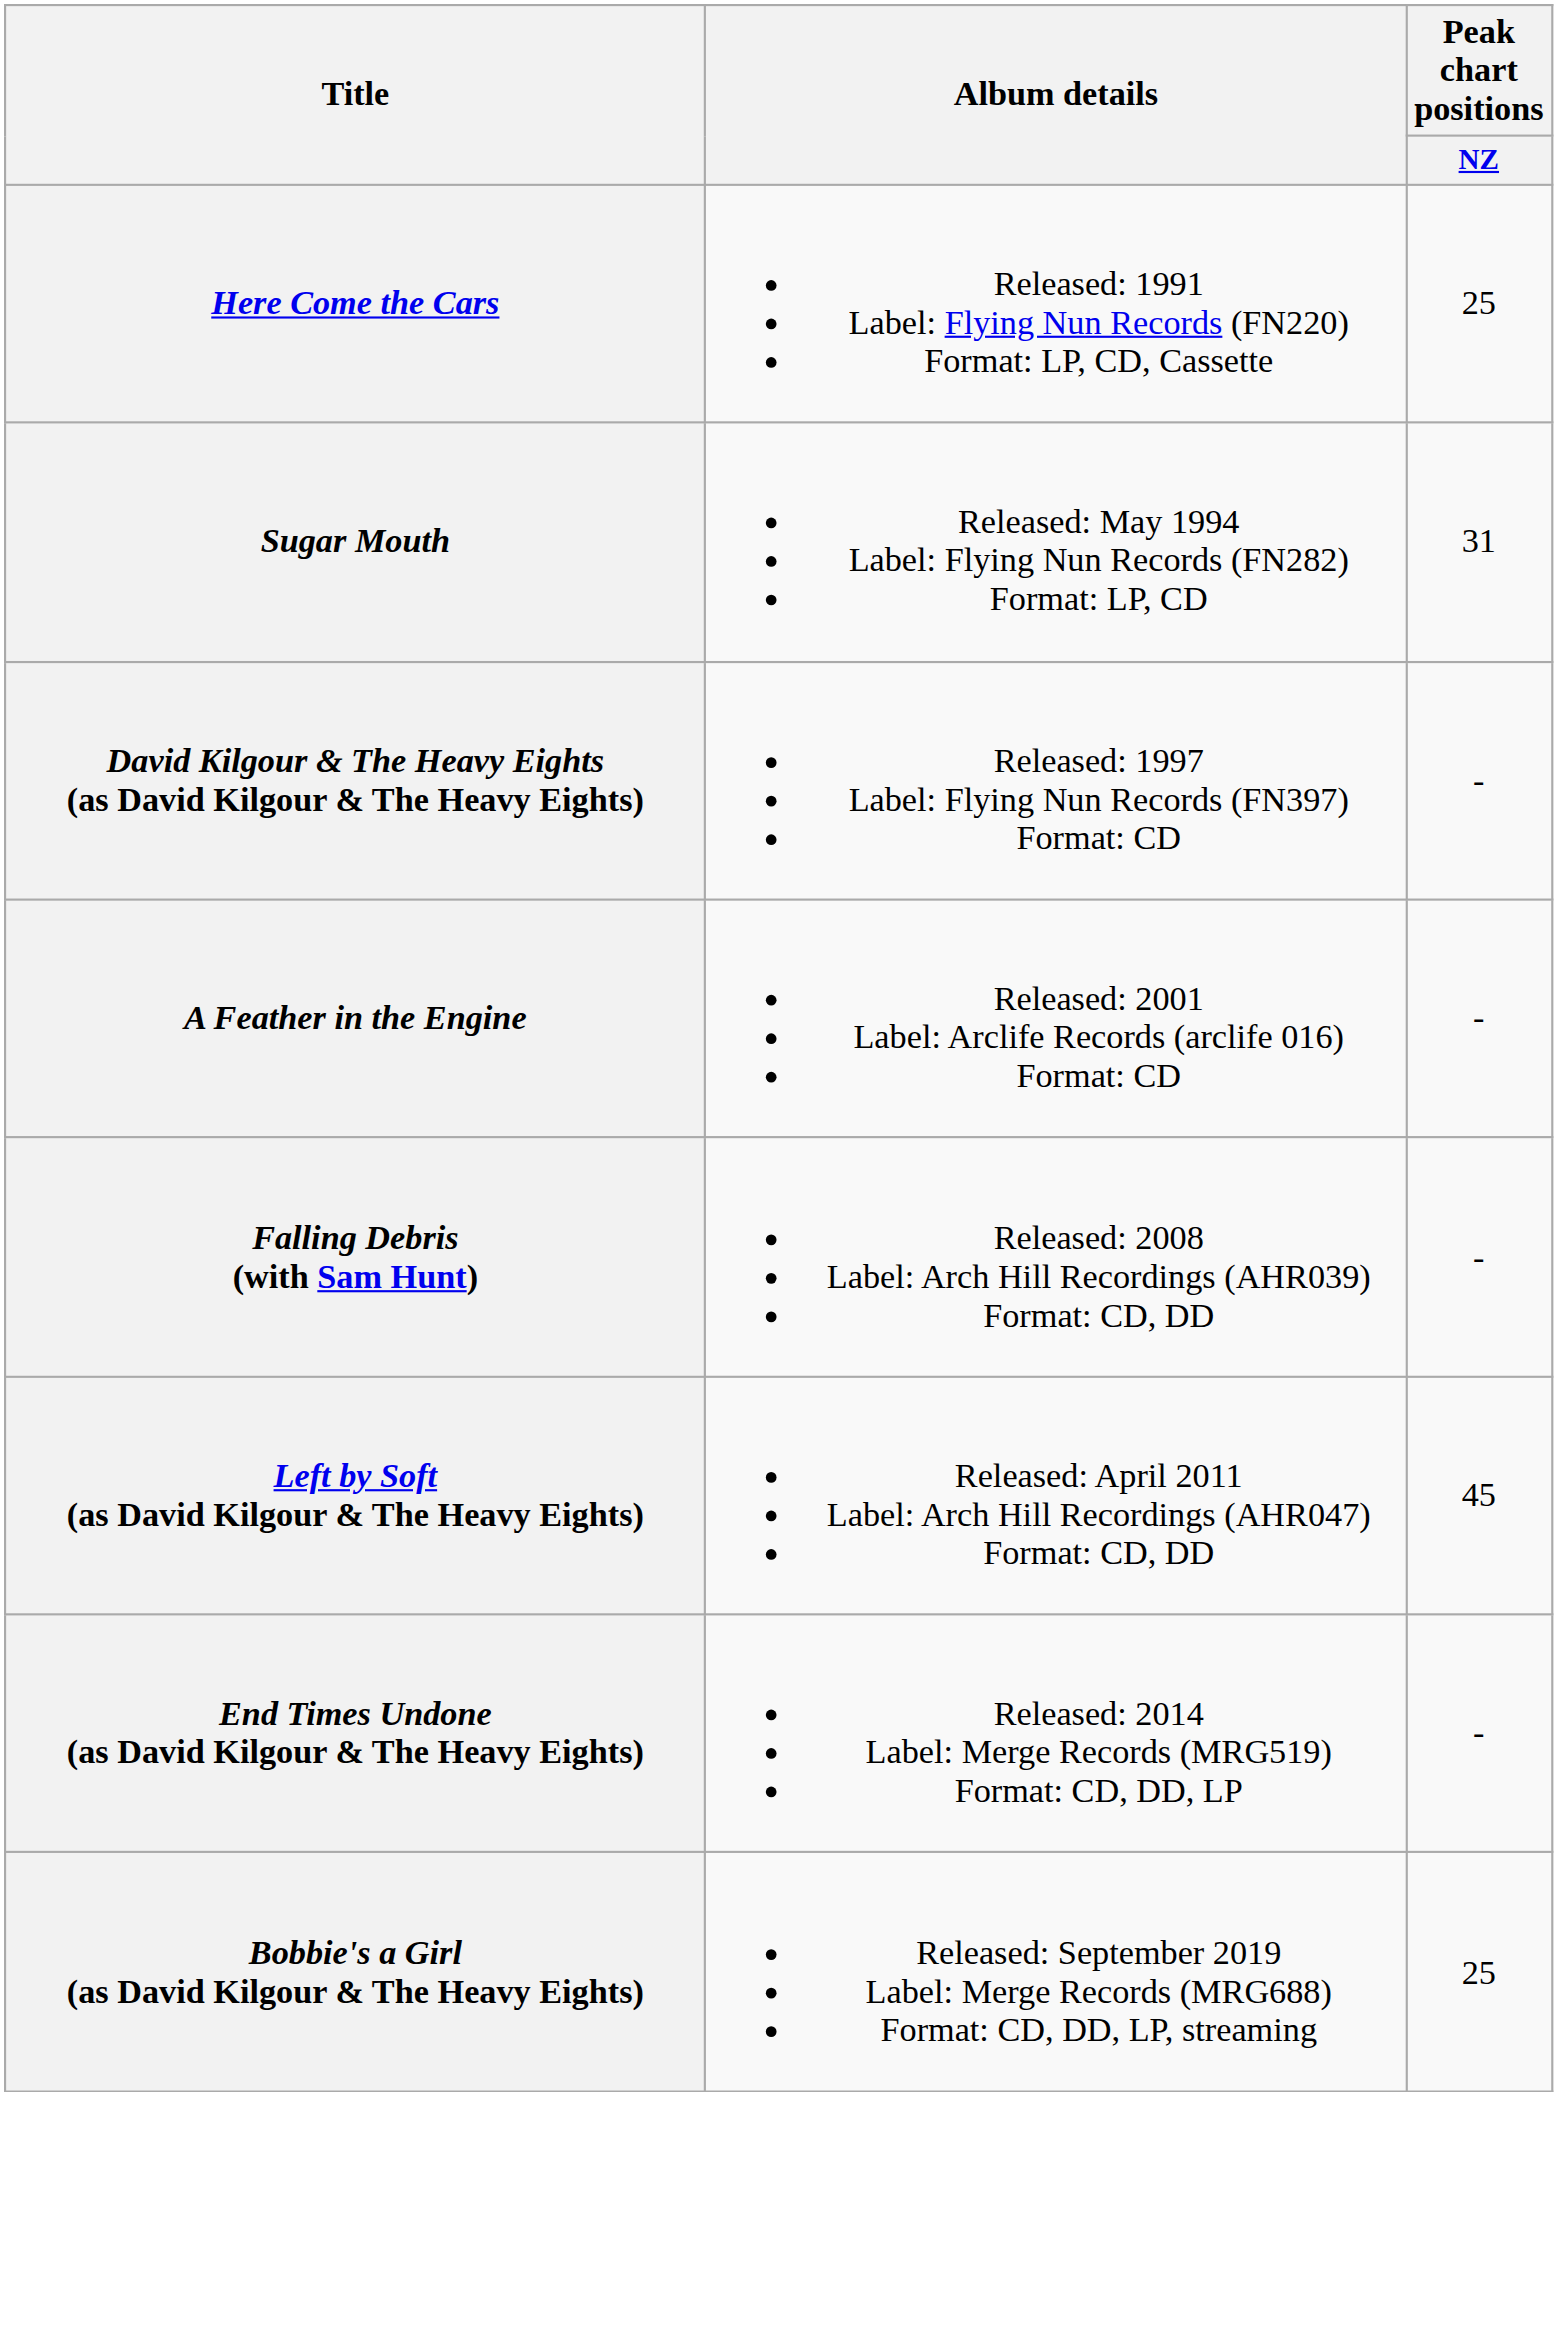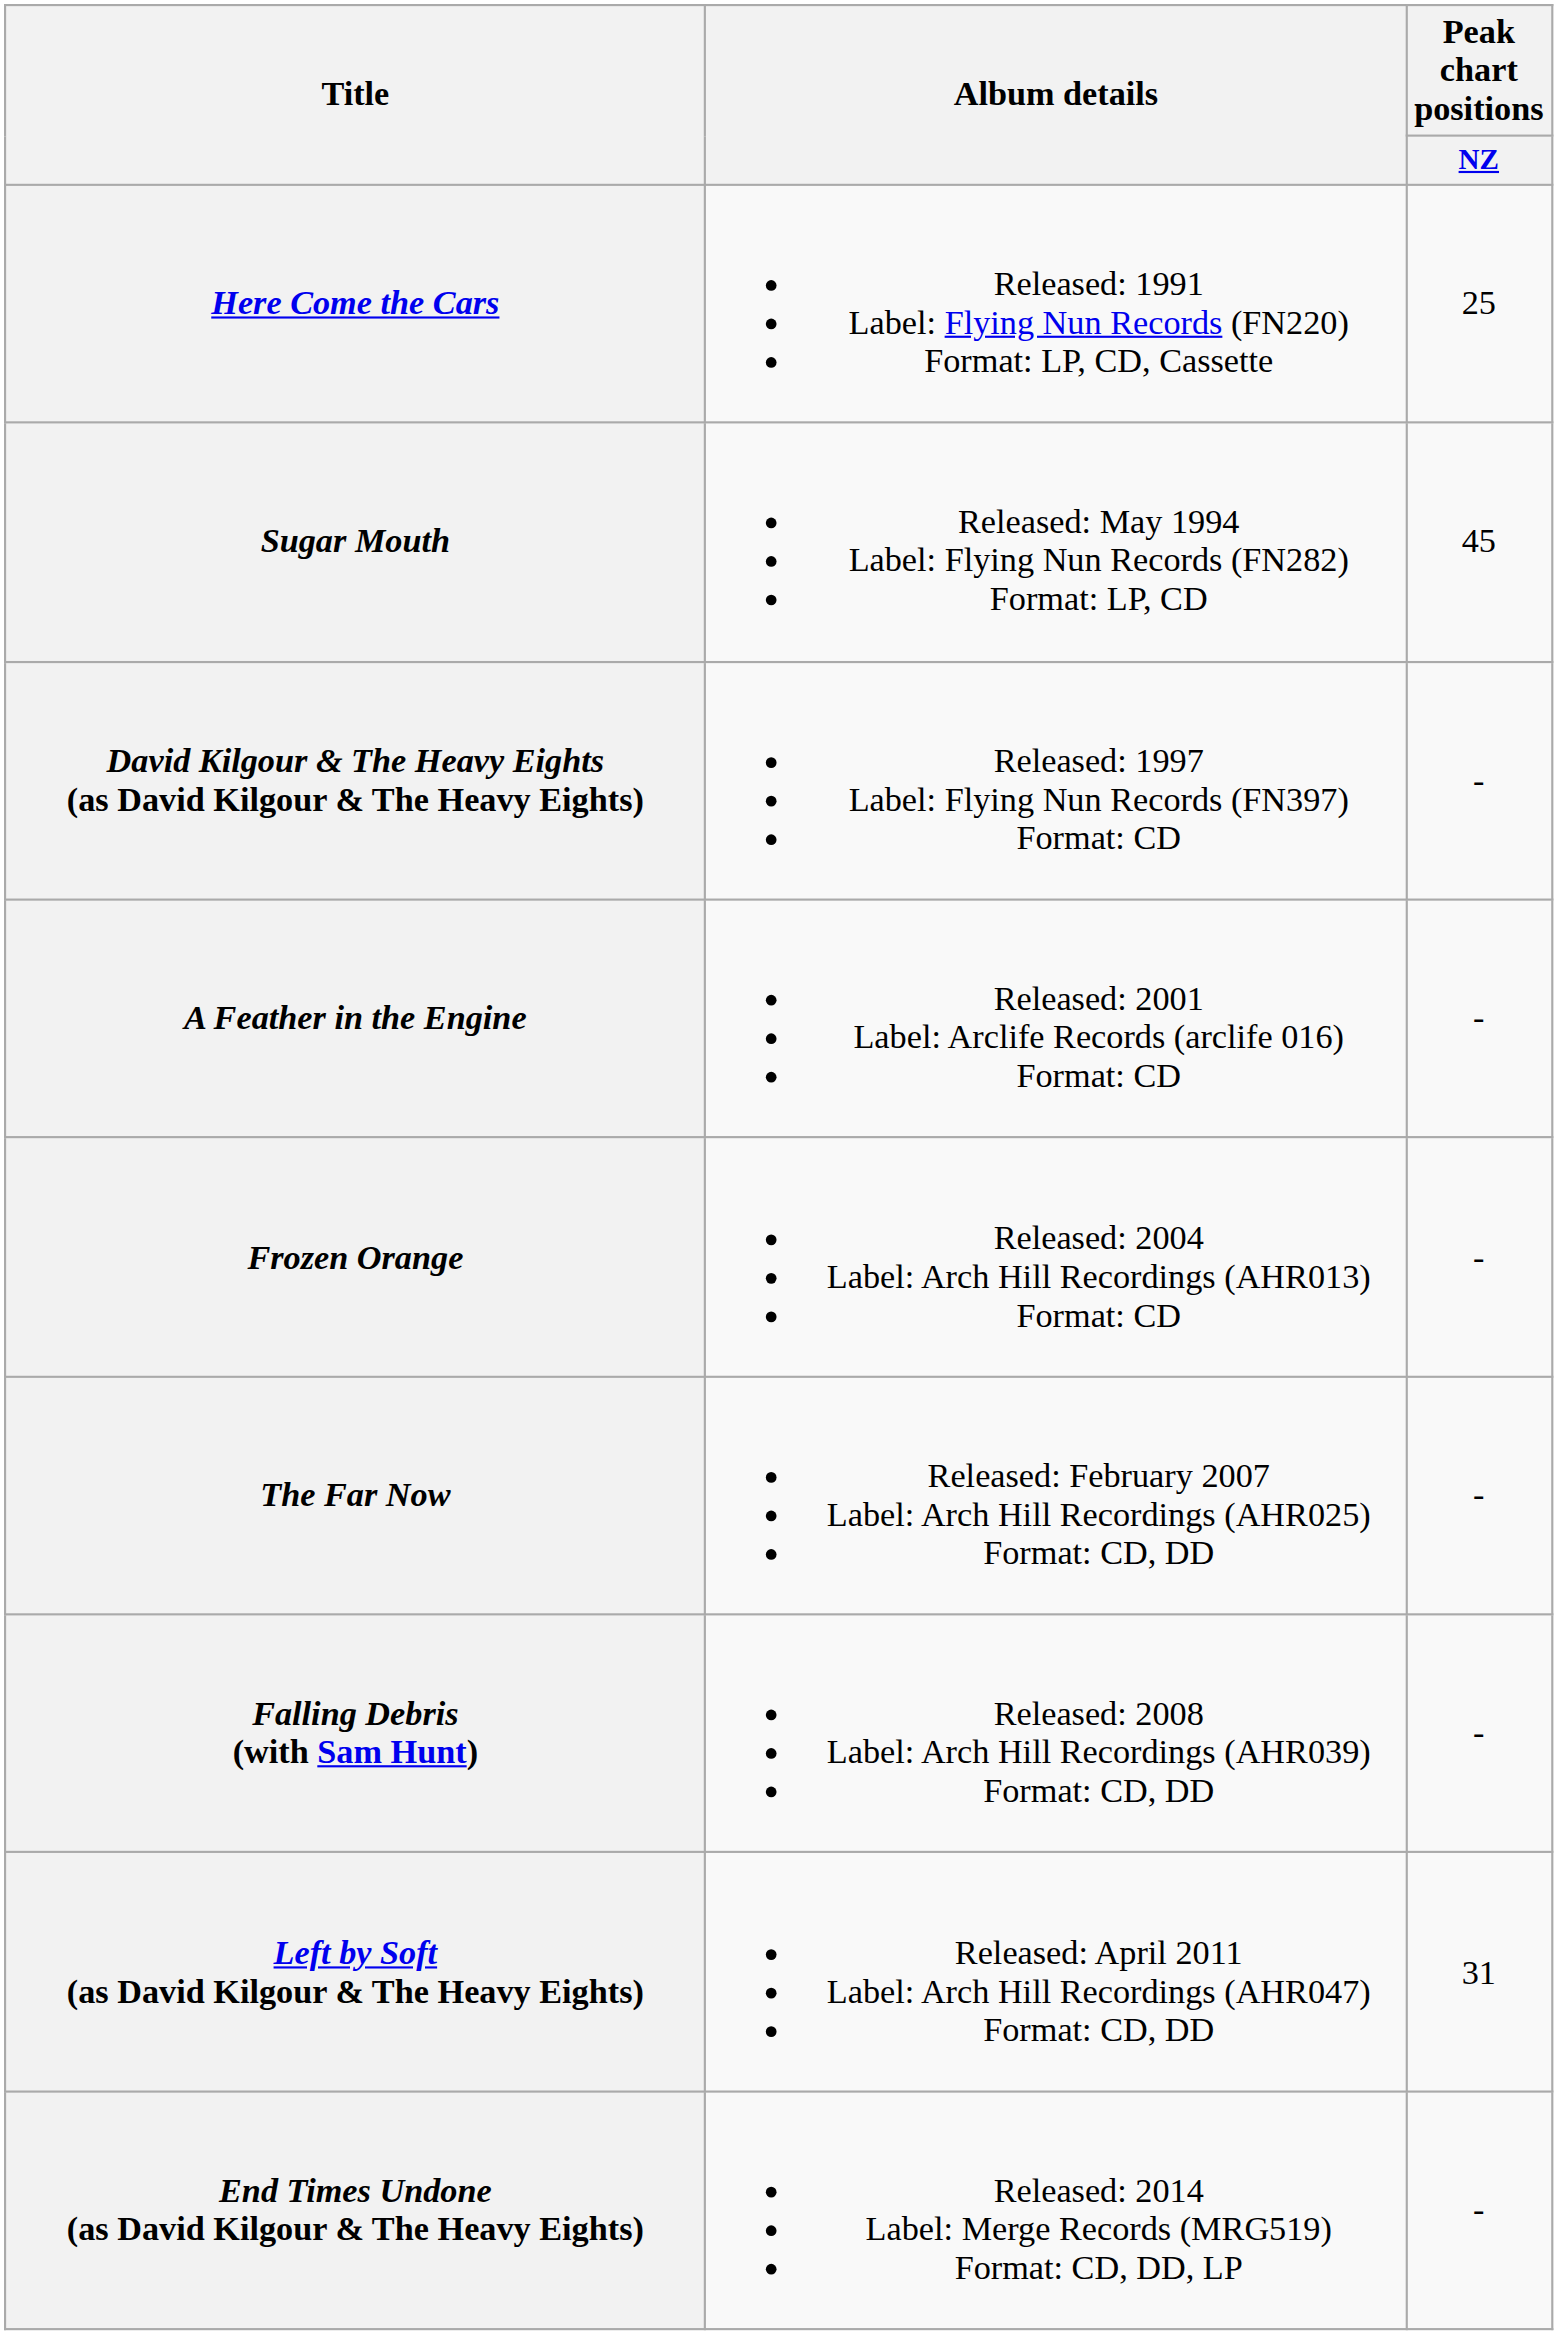(1479, 541) 31 -> (1479, 541) 45
+ row: (355, 1256)
+ row: (355, 1494)
(1479, 1494) 45 -> (1479, 1971) 31
- row: (355, 1971)
